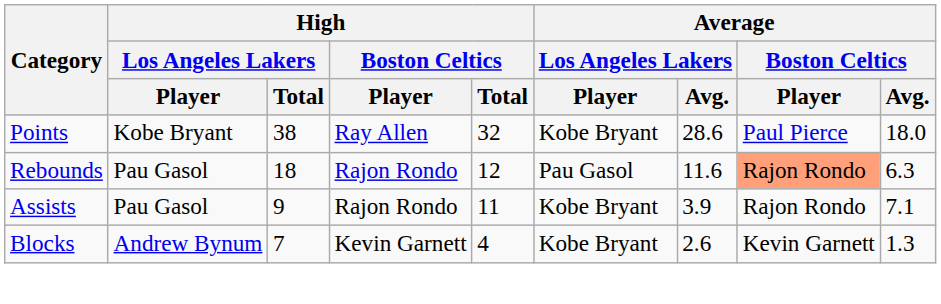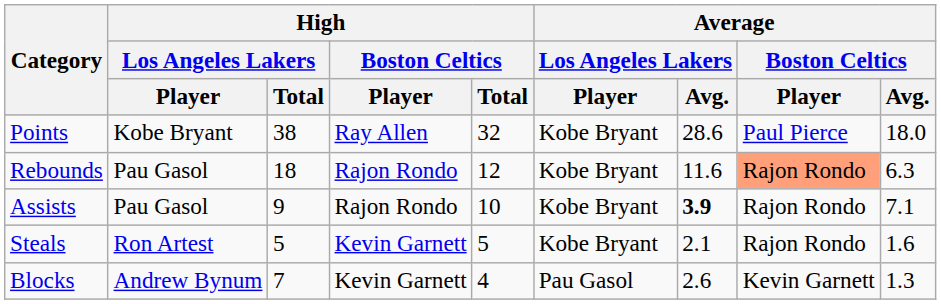(586, 170) Pau Gasol -> (598, 170) Kobe Bryant
(488, 206) 11 -> (489, 206) 10
(697, 206) normal -> (697, 206) bold
+ row: (38, 243)
(598, 243) Kobe Bryant -> (586, 280) Pau Gasol
